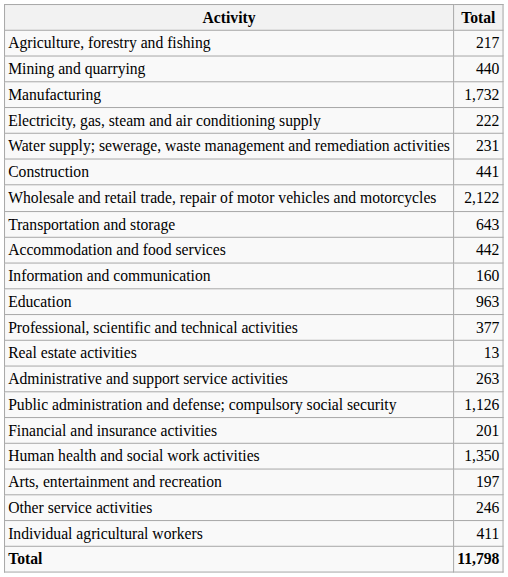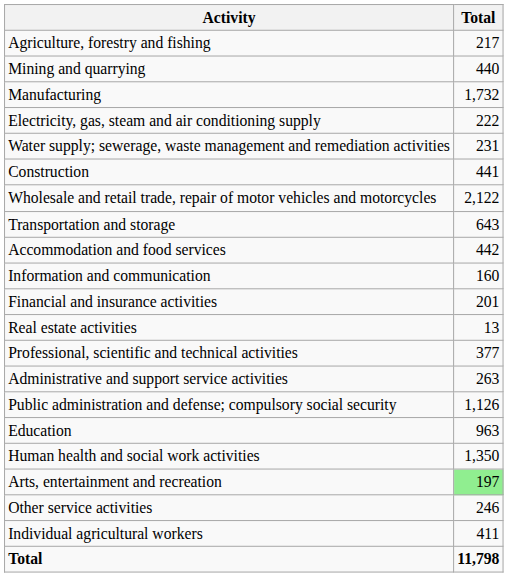rows swapped: (113, 430) <-> (40, 301)
rows swapped: (72, 353) <-> (153, 327)
(488, 482) no background -> (488, 482) lightgreen background
